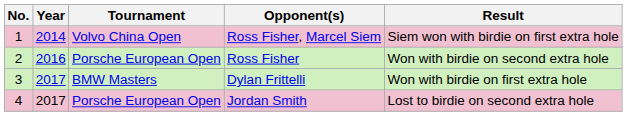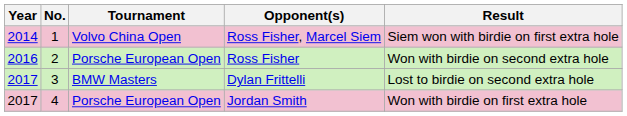columns swapped: (18, 15) <-> (51, 15)
(487, 80) Won with birdie on first extra hole -> (491, 80) Lost to birdie on second extra hole
(491, 101) Lost to birdie on second extra hole -> (487, 101) Won with birdie on first extra hole
